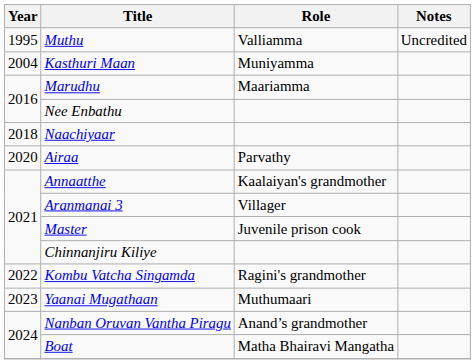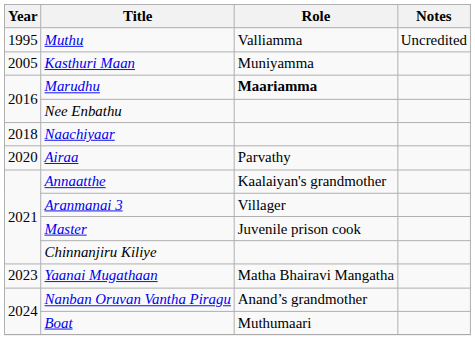(23, 63) 2004 -> (23, 63) 2005
(274, 87) normal -> (277, 87) bold
- row: (120, 275)
(275, 299) Muthumaari -> (316, 275) Matha Bhairavi Mangatha
(316, 346) Matha Bhairavi Mangatha -> (275, 323) Muthumaari
